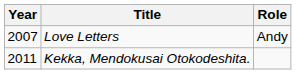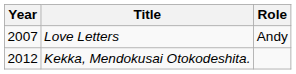(22, 58) 2011 -> (23, 58) 2012
